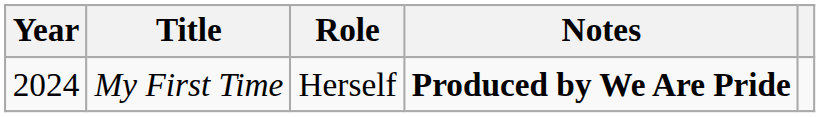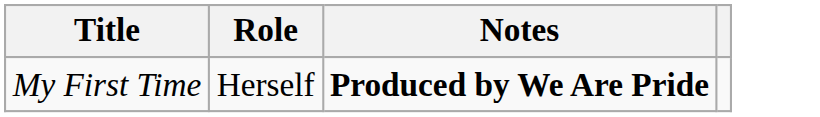- column: (46, 30)
